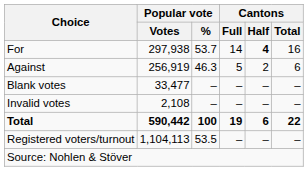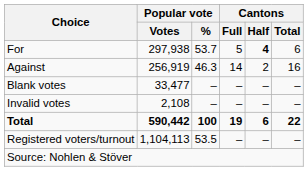(236, 49) 14 -> (239, 49) 5
(294, 49) 16 -> (297, 49) 6
(239, 67) 5 -> (236, 67) 14
(297, 67) 6 -> (294, 67) 16
